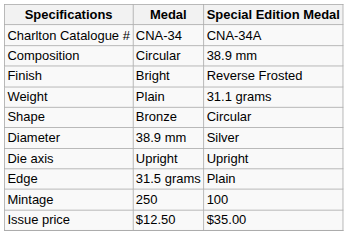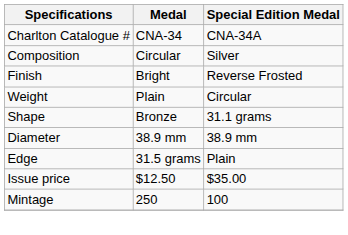(232, 55) 38.9 mm -> (223, 55) Silver
(239, 96) 31.1 grams -> (229, 96) Circular
(229, 117) Circular -> (239, 117) 31.1 grams
(223, 138) Silver -> (232, 138) 38.9 mm
- row: (30, 158)
rows swapped: (39, 220) <-> (30, 199)
